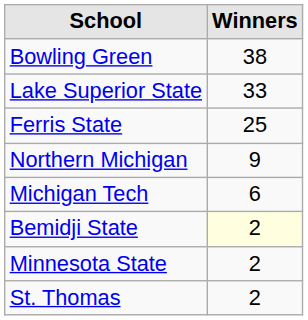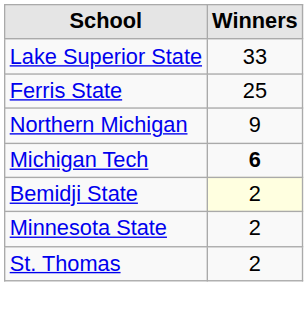- row: (81, 56)
(255, 194) normal -> (255, 159) bold
